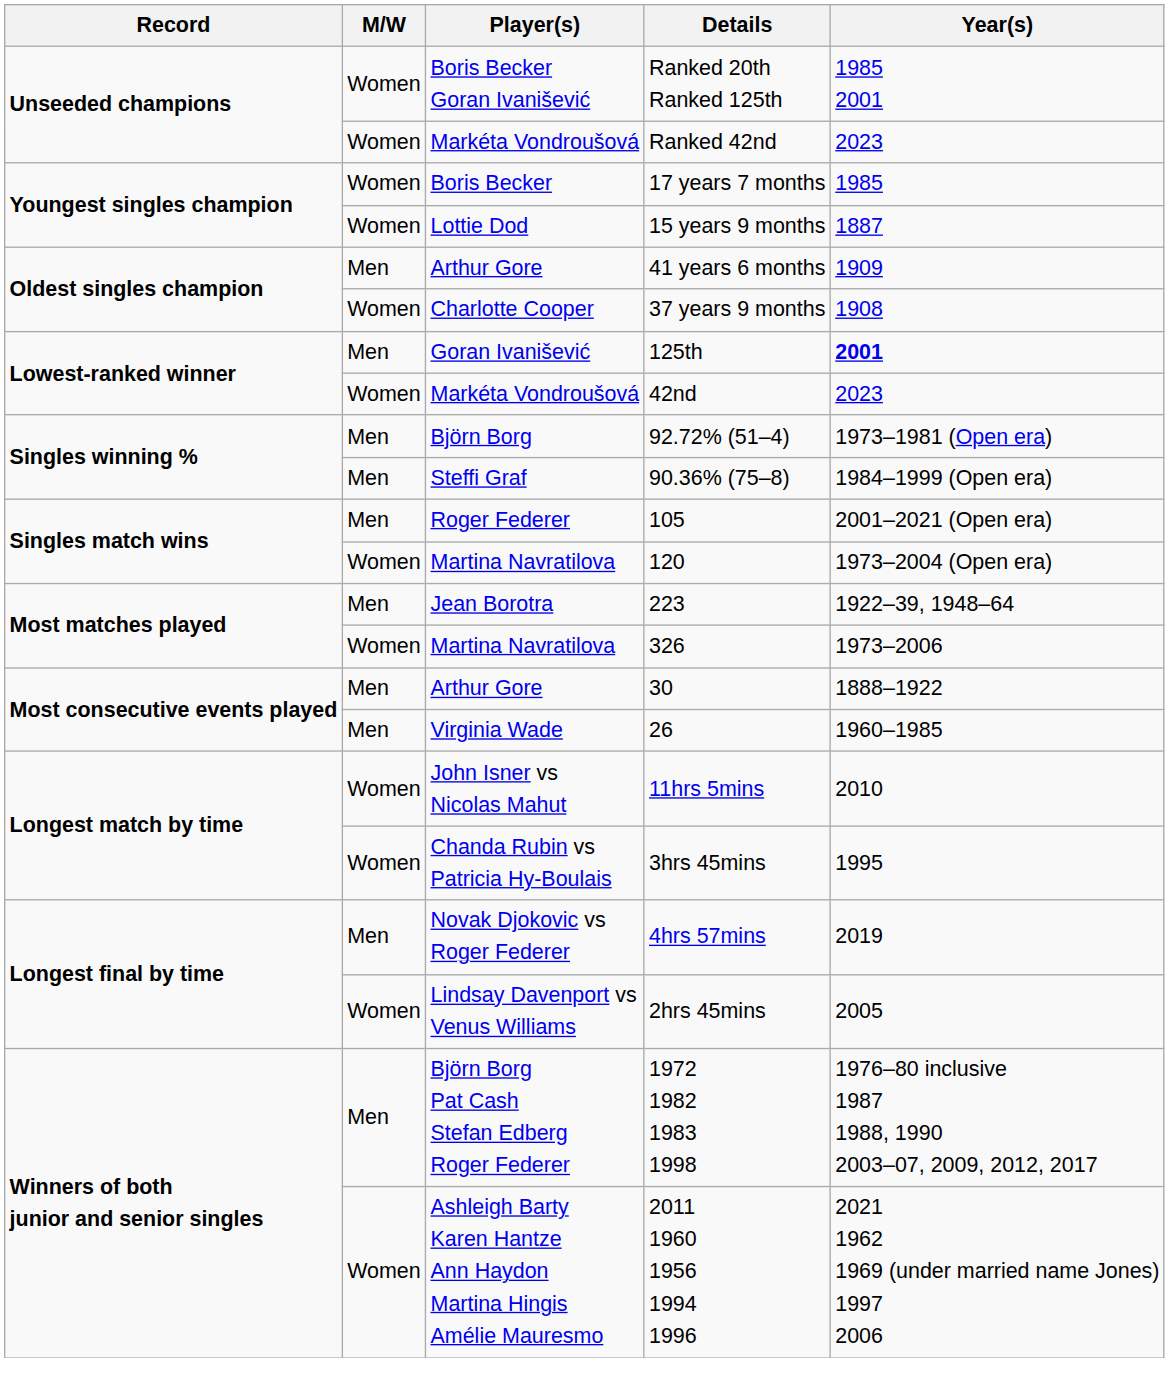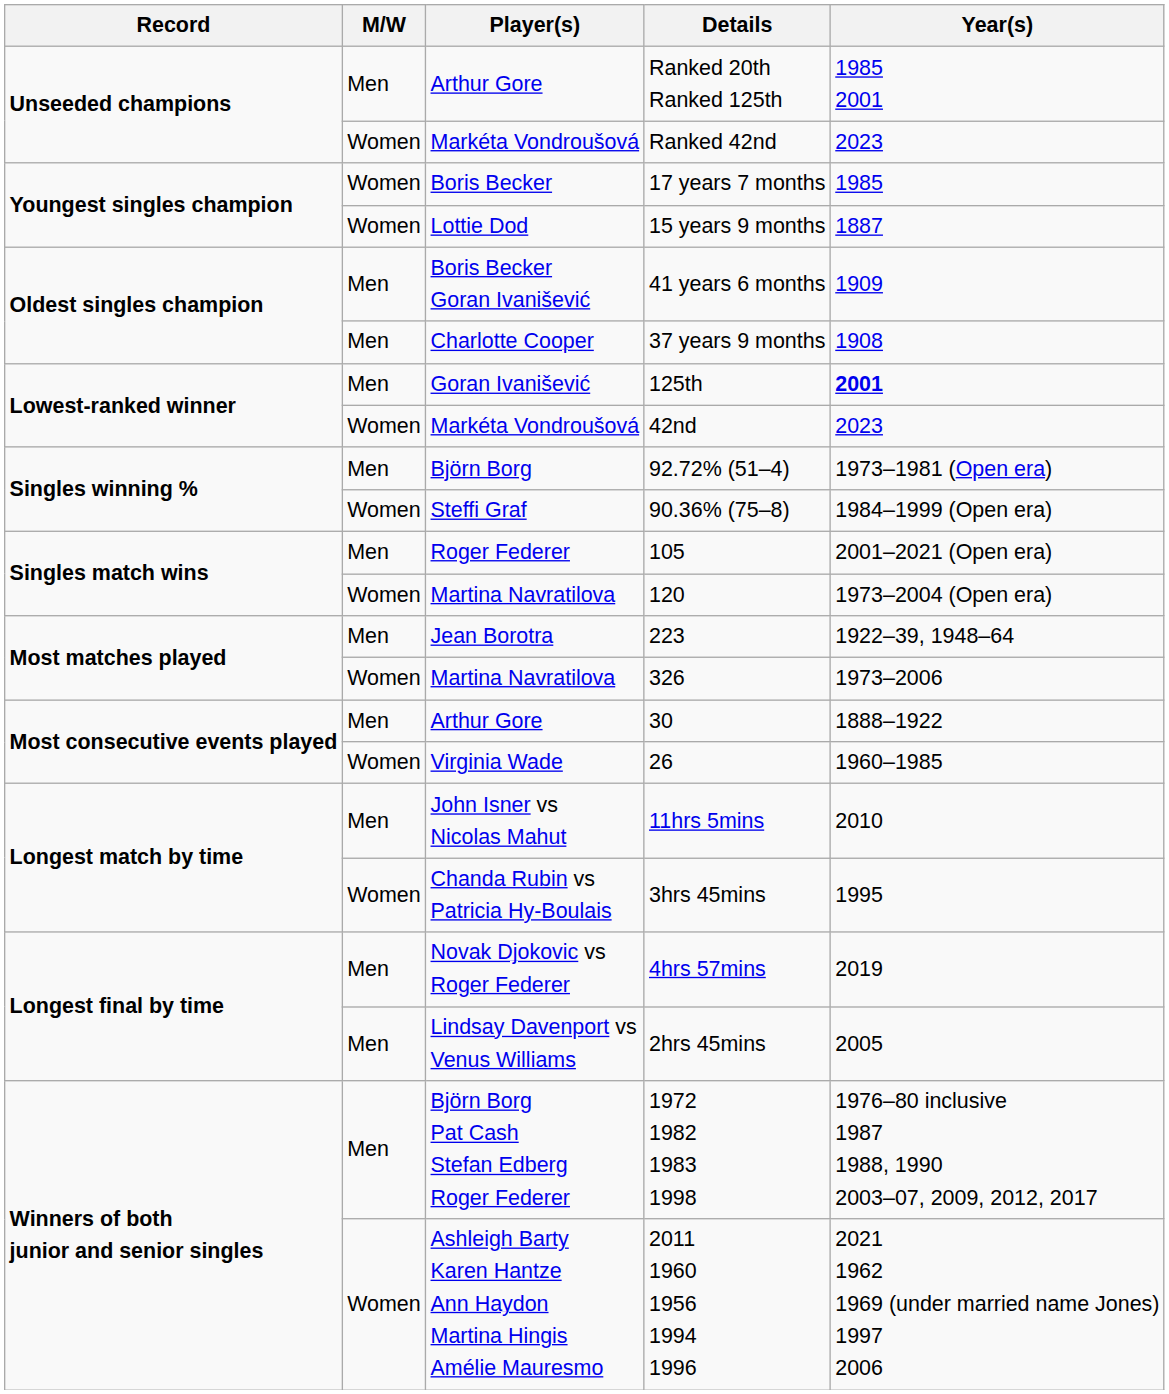(384, 83) Women -> (368, 83) Men
(510, 83) Boris Becker Goran Ivanišević -> (487, 83) Arthur Gore
(487, 267) Arthur Gore -> (510, 283) Boris Becker Goran Ivanišević
(384, 309) Women -> (368, 342) Men
(368, 478) Men -> (384, 510) Women
(368, 730) Men -> (384, 762) Women
(384, 788) Women -> (368, 820) Men
(384, 1011) Women -> (368, 1043) Men
